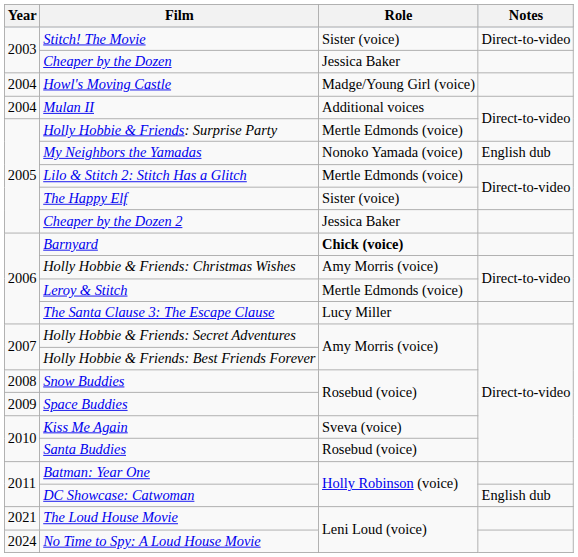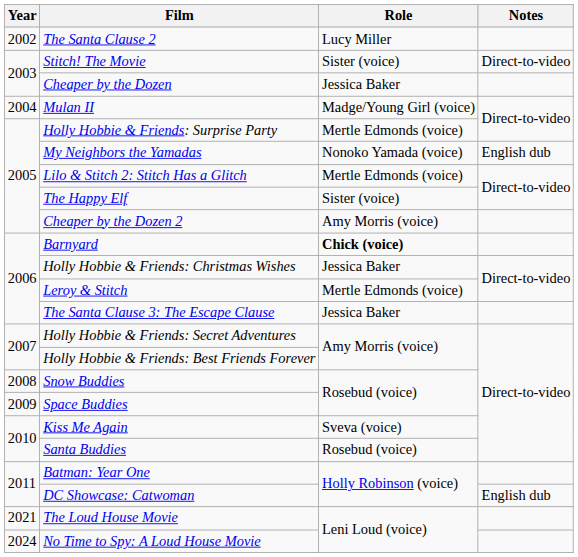+ row: (99, 38)
- row: (107, 84)
(373, 107) Additional voices -> (399, 107) Madge/Young Girl (voice)
(361, 221) Jessica Baker -> (380, 221) Amy Morris (voice)
(380, 267) Amy Morris (voice) -> (361, 267) Jessica Baker
(357, 312) Lucy Miller -> (361, 312) Jessica Baker
